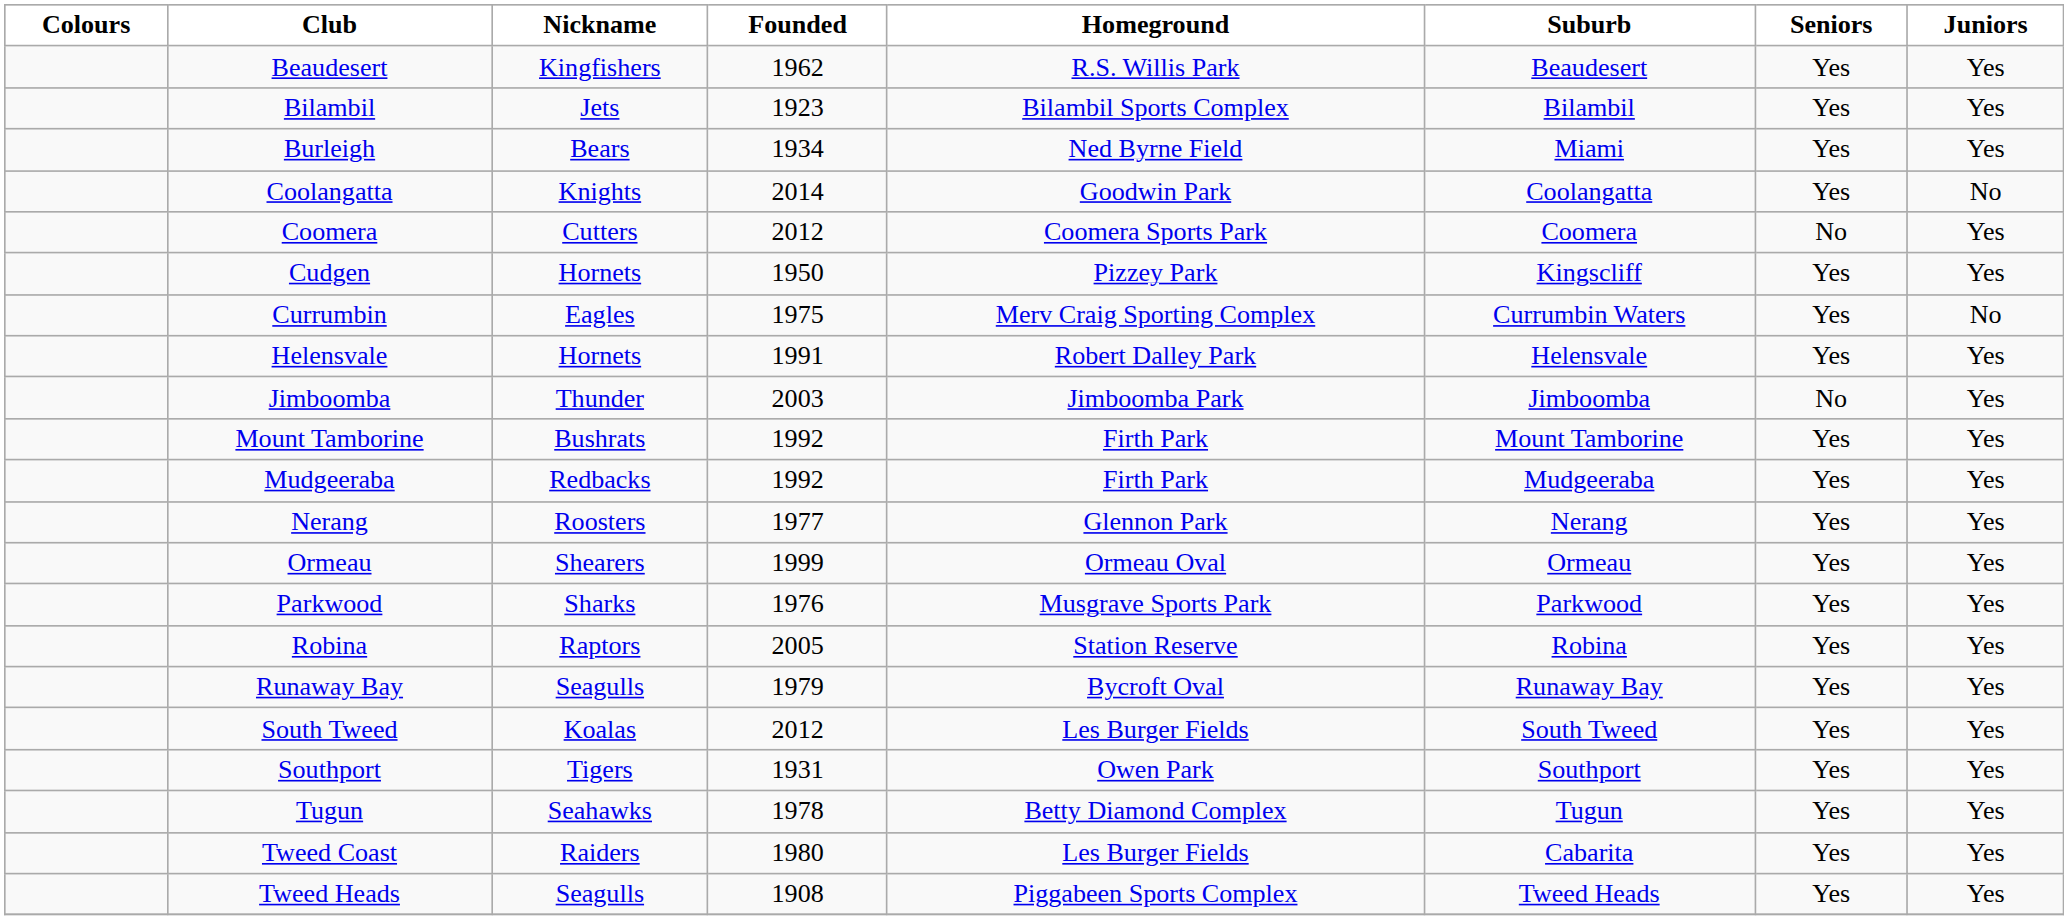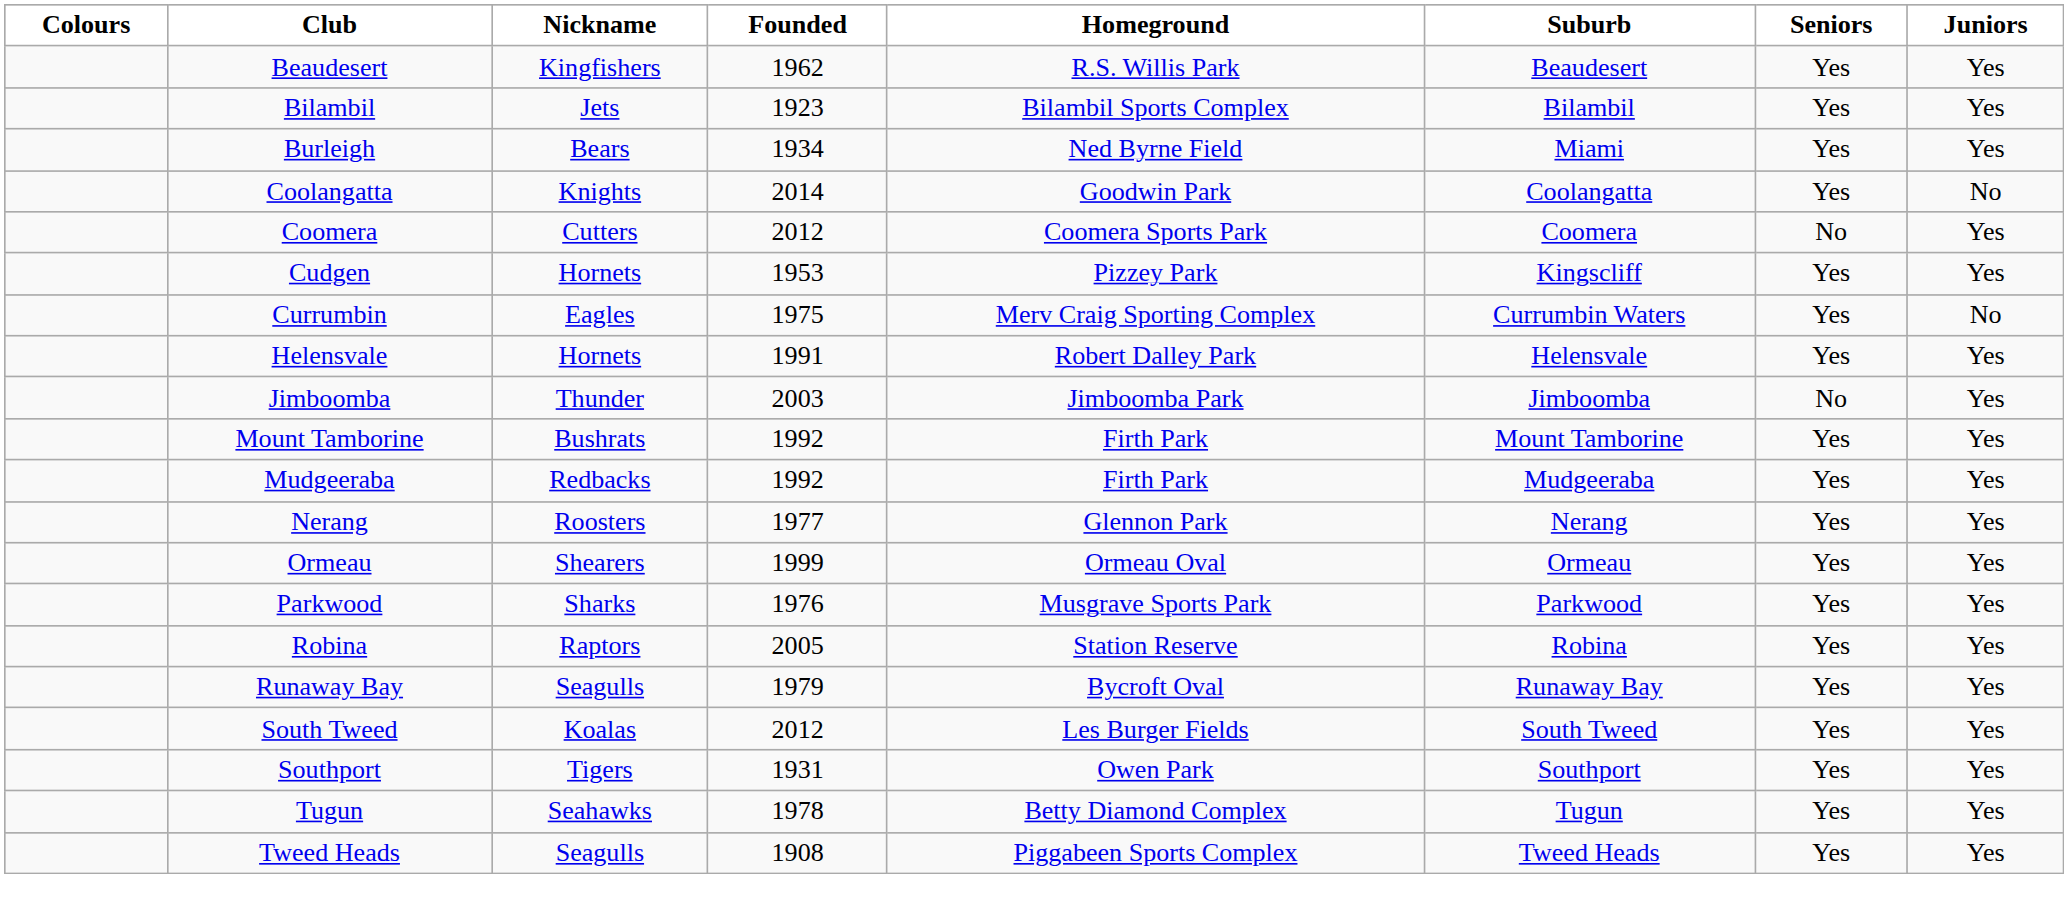(798, 273) 1950 -> (798, 273) 1953
- row: (330, 852)
